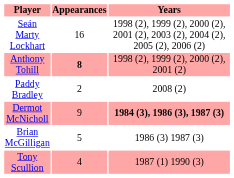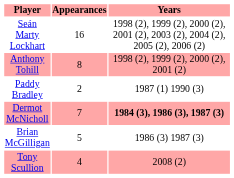(79, 64) bold -> (79, 64) normal
(169, 89) 2008 (2) -> (169, 89) 1987 (1) 1990 (3)
(79, 113) 9 -> (79, 113) 7
(169, 162) 1987 (1) 1990 (3) -> (169, 162) 2008 (2)
